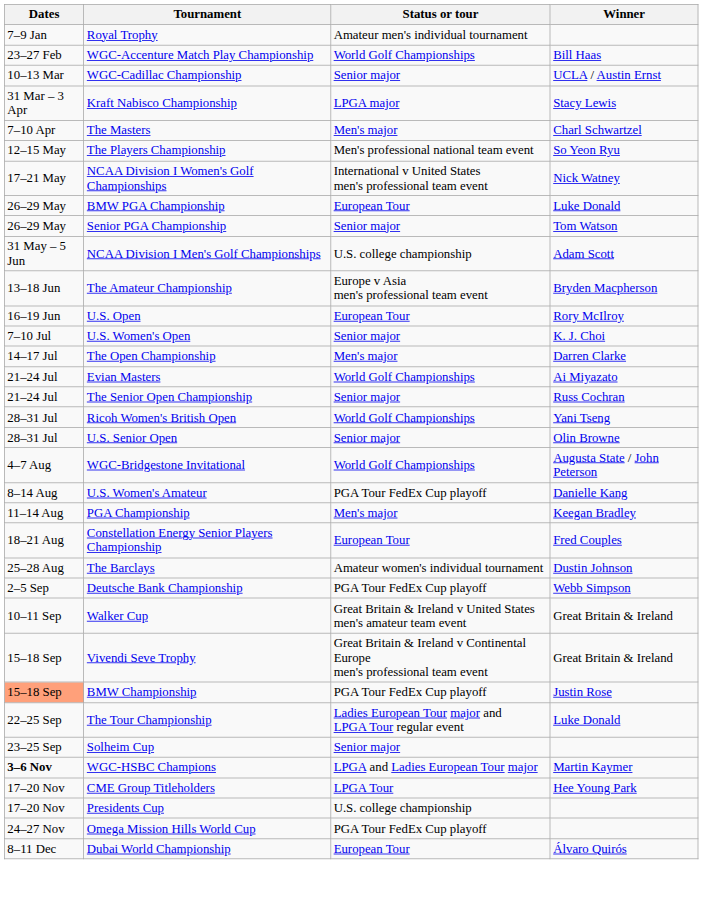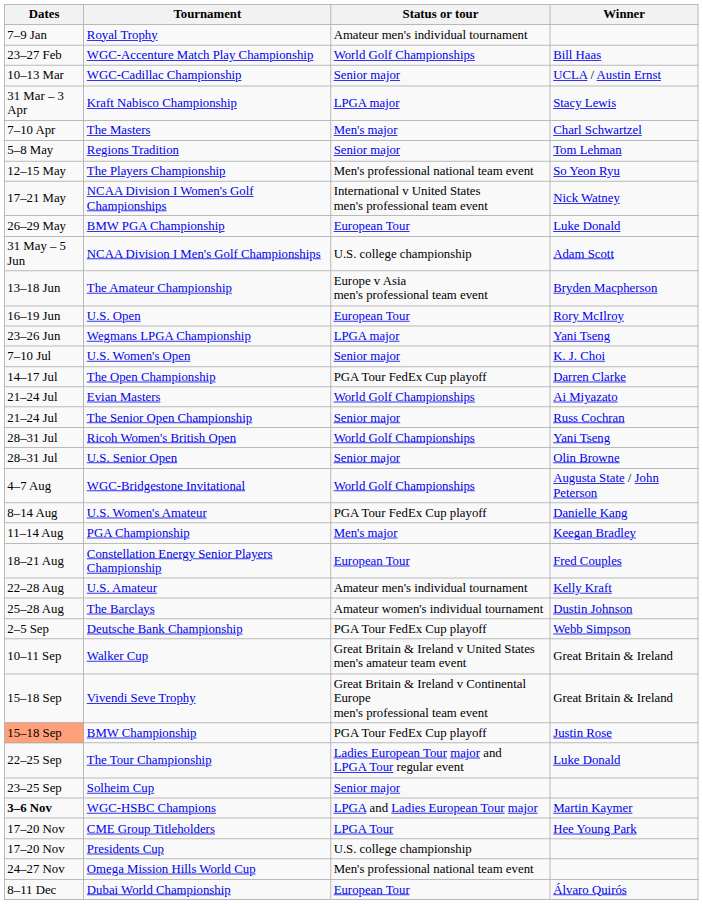+ row: (133, 150)
- row: (157, 226)
+ row: (169, 336)
(366, 356) Men's major -> (410, 376) PGA Tour FedEx Cup playoff
+ row: (122, 588)
(410, 828) PGA Tour FedEx Cup playoff -> (434, 869) Men's professional national team event
